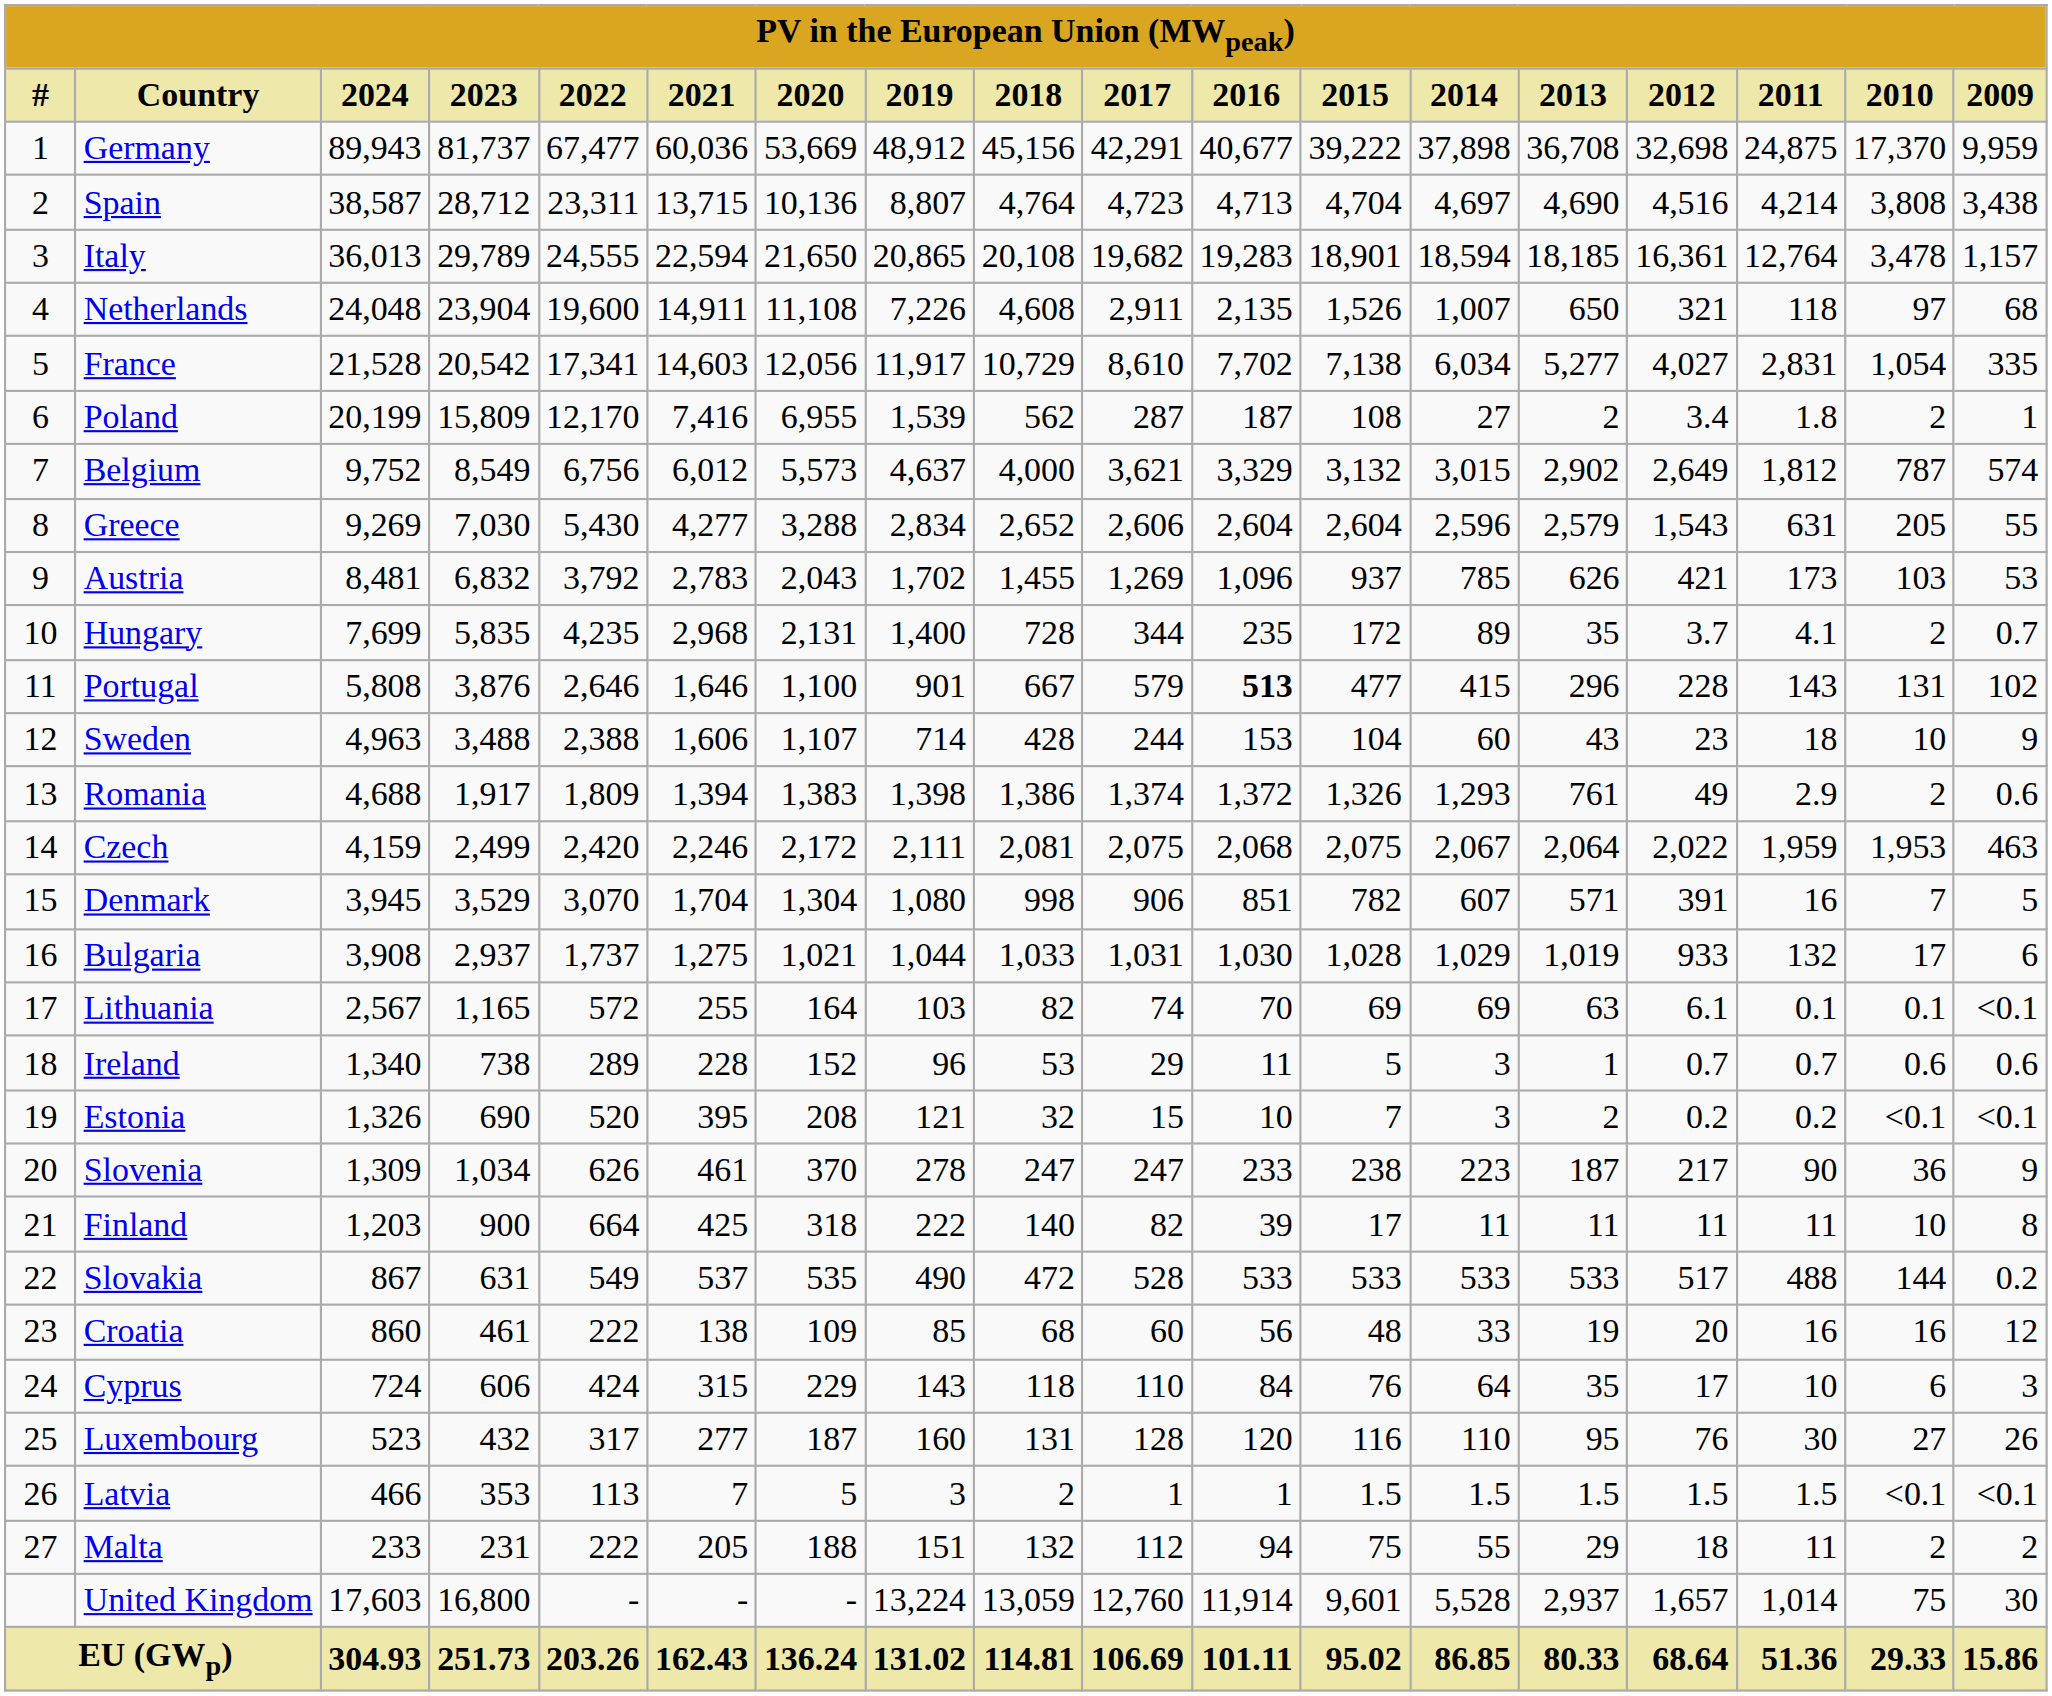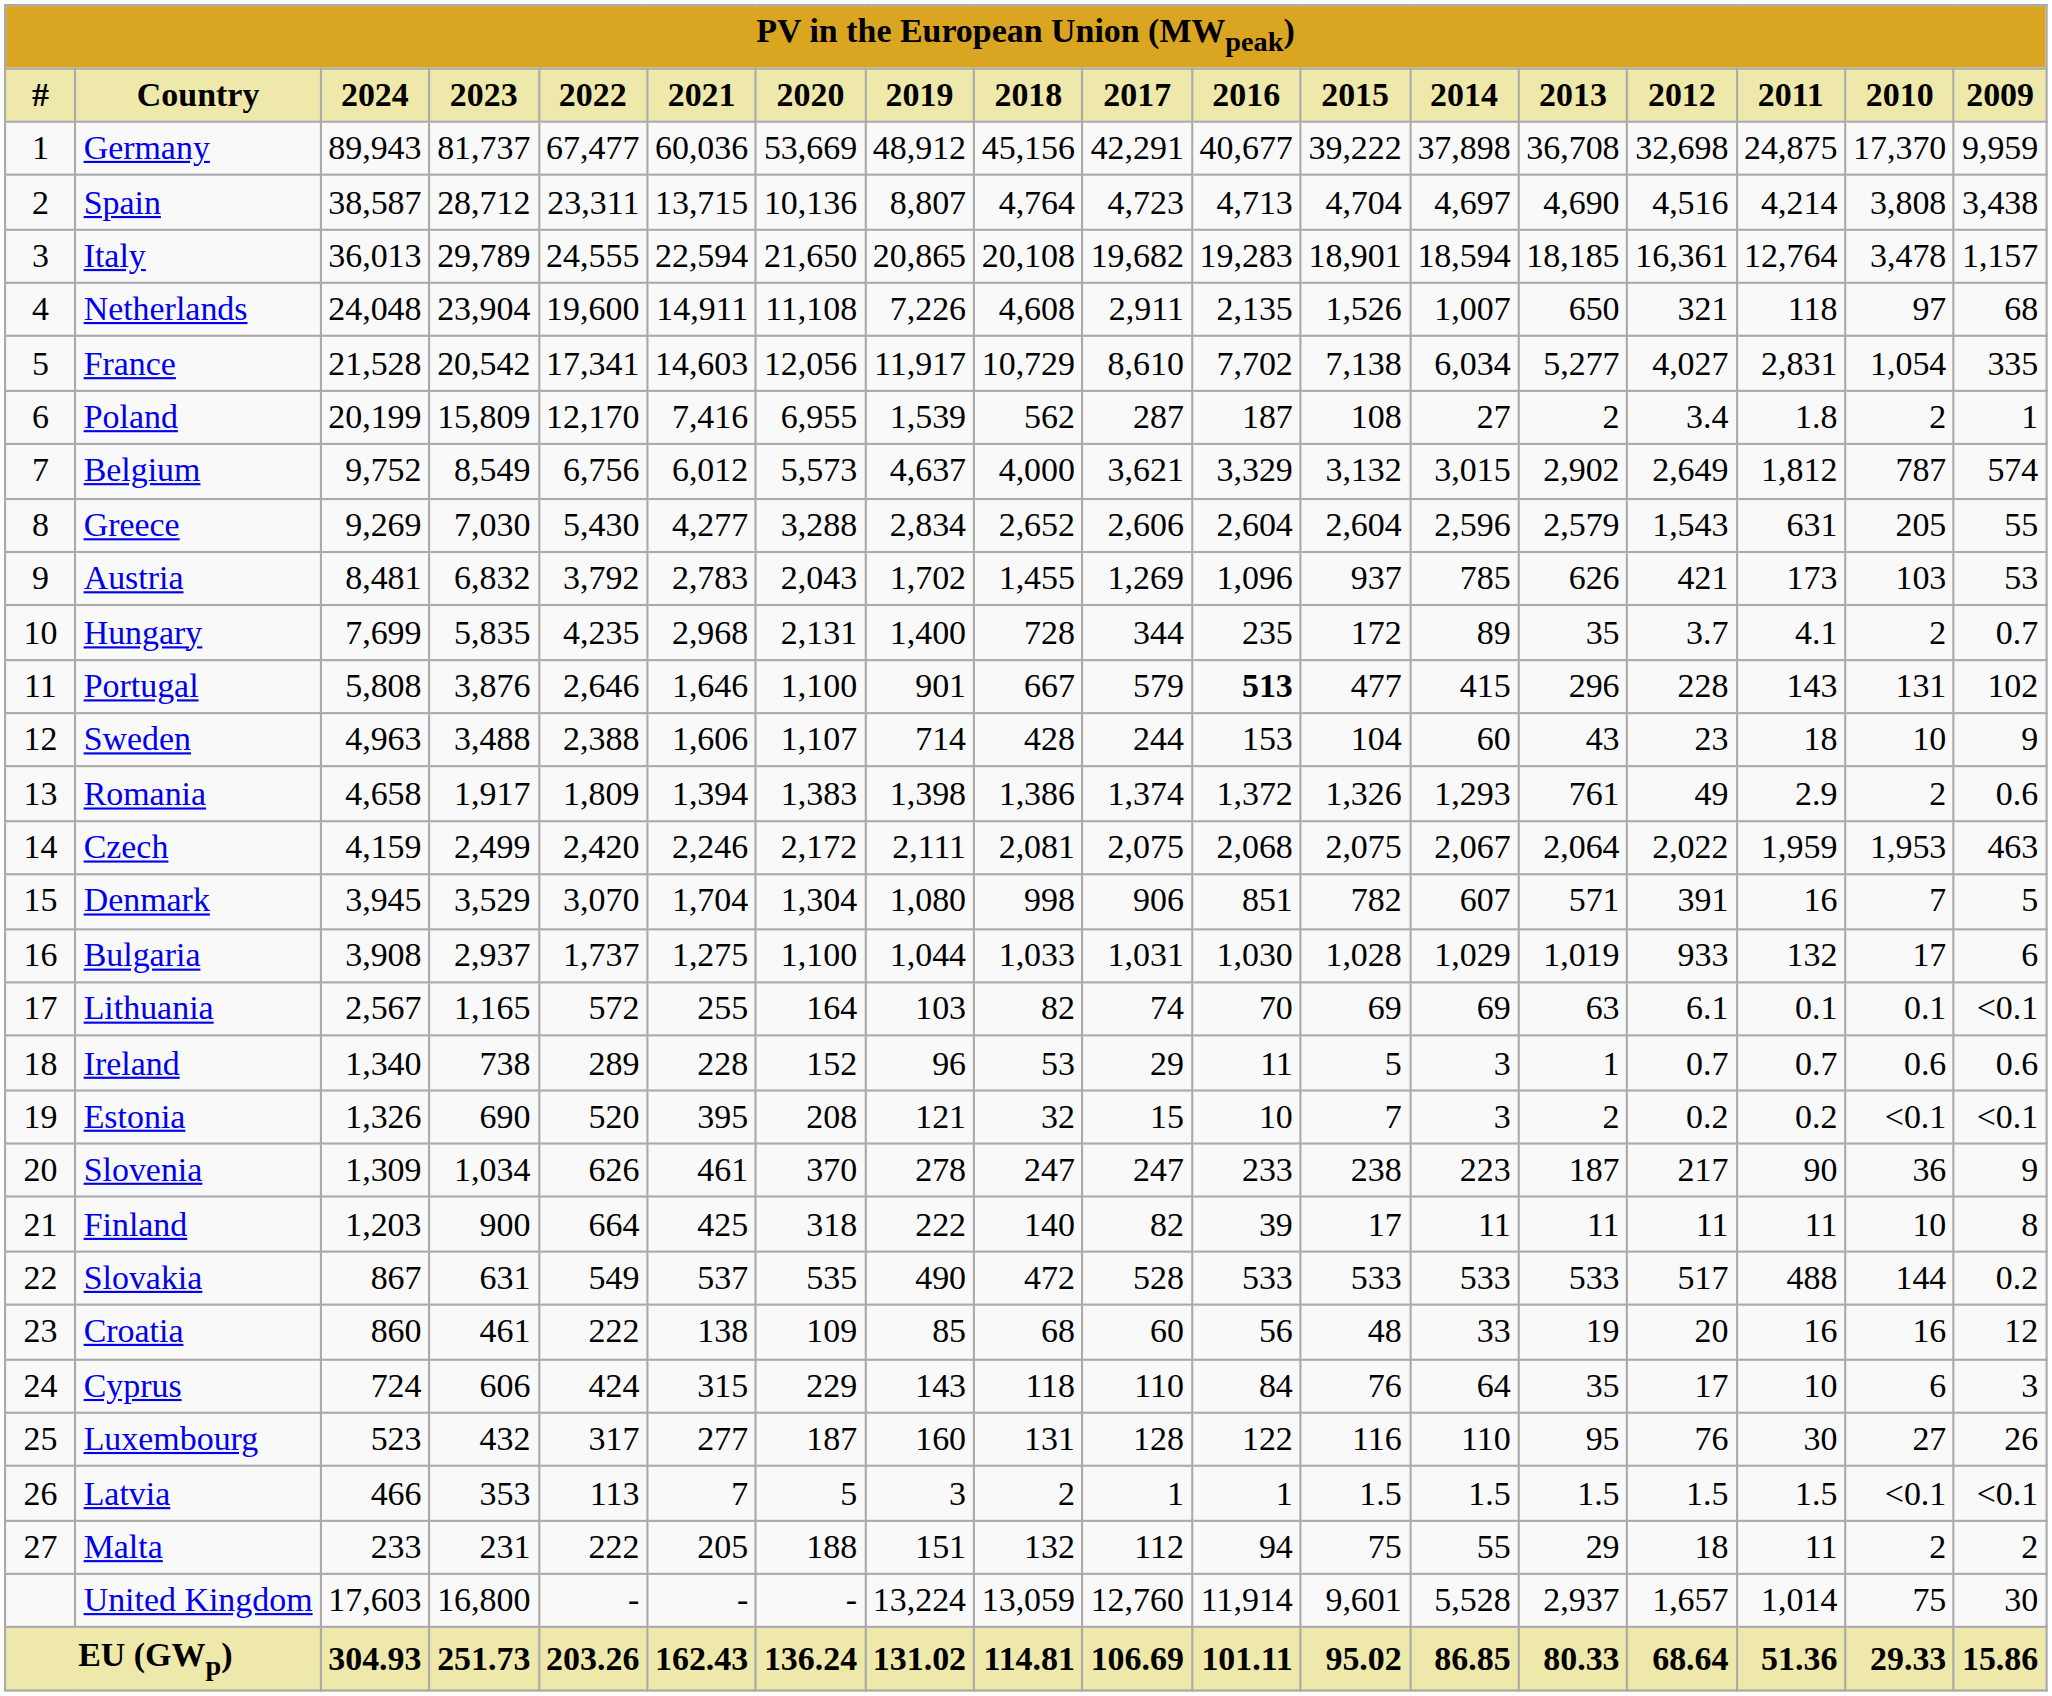(383, 793) 4,688 -> (383, 793) 4,658
(819, 954) 1,021 -> (819, 954) 1,100
(1267, 1438) 120 -> (1267, 1438) 122
